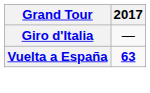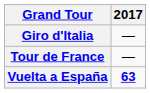+ row: (57, 56)
